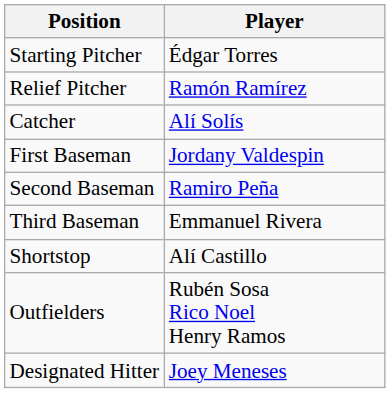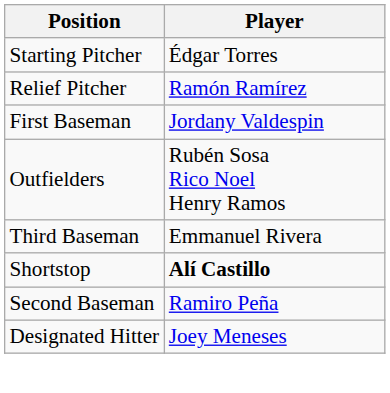- row: (42, 121)
rows swapped: (82, 188) <-> (57, 312)
(218, 255) normal -> (220, 269) bold
